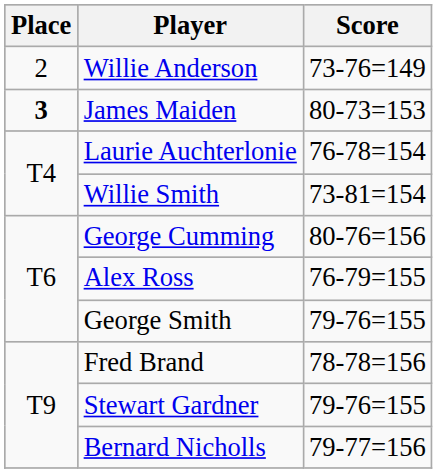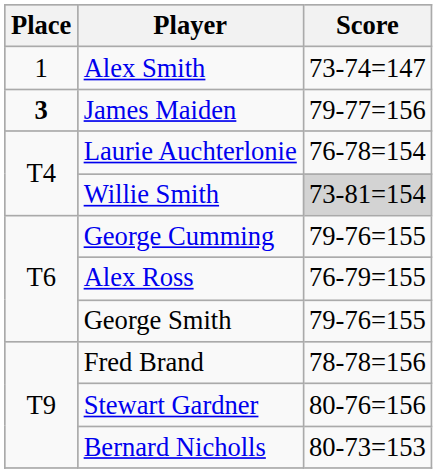+ row: (145, 67)
- row: (171, 67)
(367, 109) 80-73=153 -> (367, 109) 79-77=156
(367, 194) no background -> (367, 194) lightgrey background
(367, 236) 80-76=156 -> (367, 236) 79-76=155
(367, 404) 79-76=155 -> (367, 404) 80-76=156
(367, 446) 79-77=156 -> (367, 446) 80-73=153
